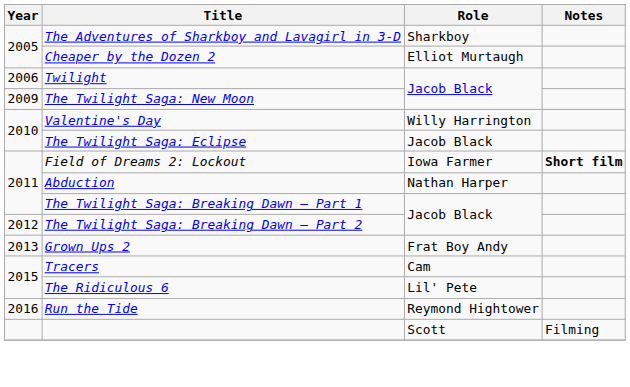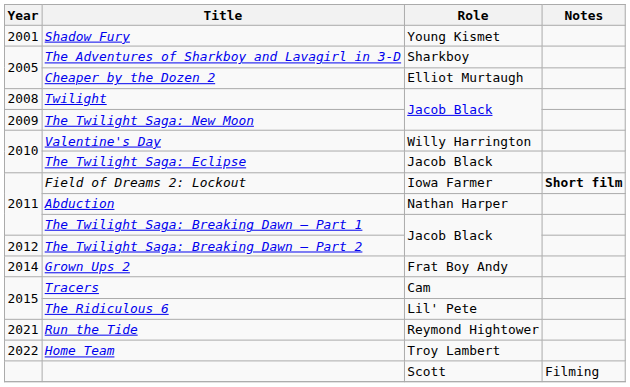+ row: (87, 36)
(23, 78) 2006 -> (23, 99) 2008
(23, 246) 2013 -> (23, 267) 2014
(23, 309) 2016 -> (23, 330) 2021
+ row: (80, 351)
